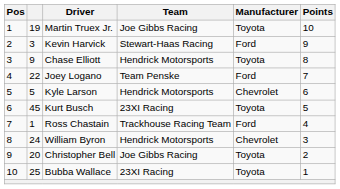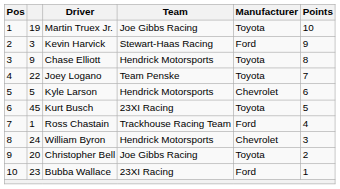(246, 75) Ford -> (250, 75) Toyota
(35, 171) 25 -> (35, 171) 23
(250, 171) Toyota -> (246, 171) Ford
